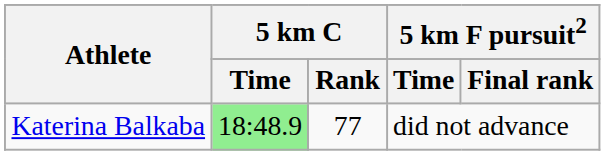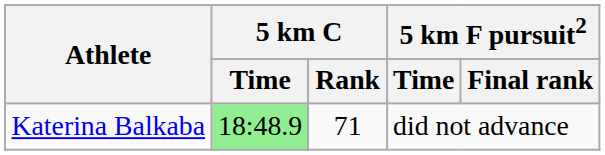(348, 126) 77 -> (348, 126) 71
